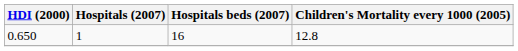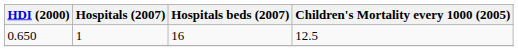(307, 35) 12.8 -> (307, 35) 12.5
